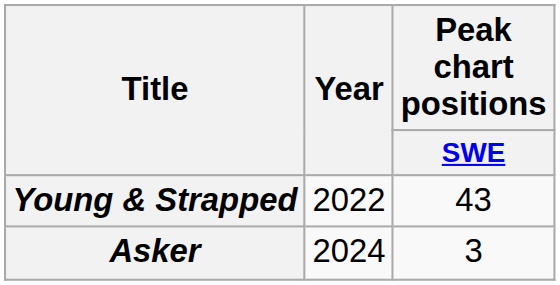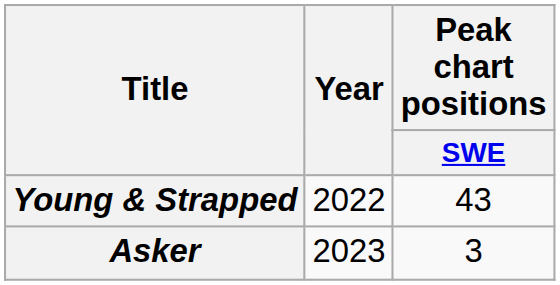(349, 252) 2024 -> (349, 252) 2023
